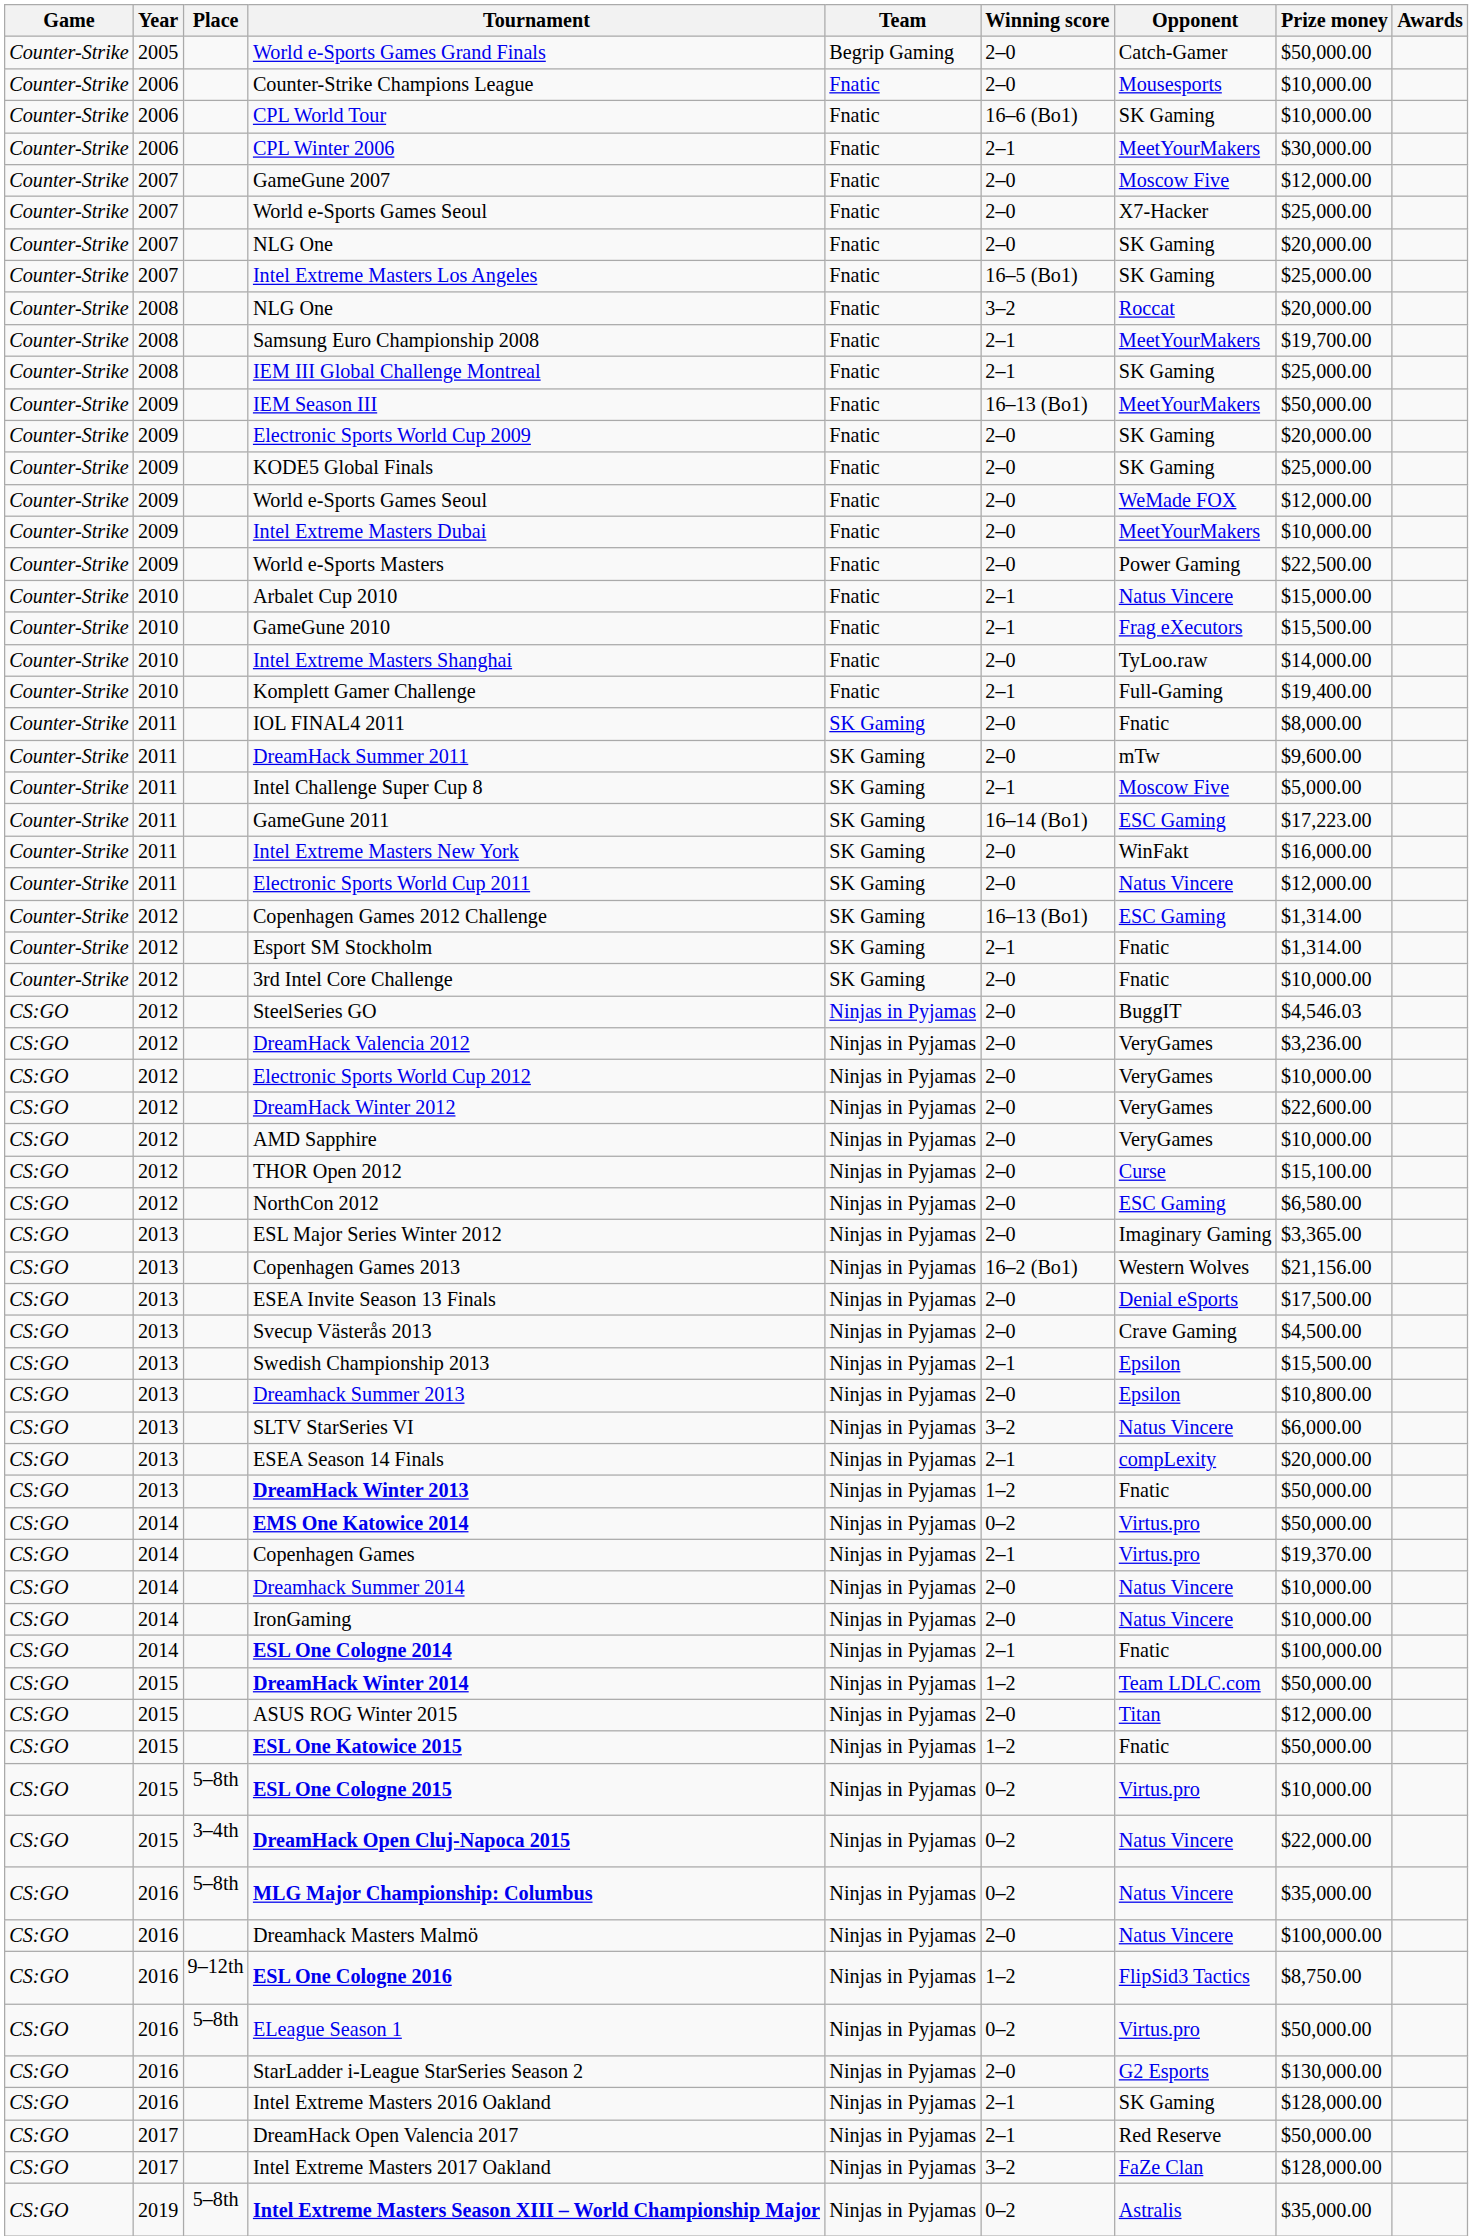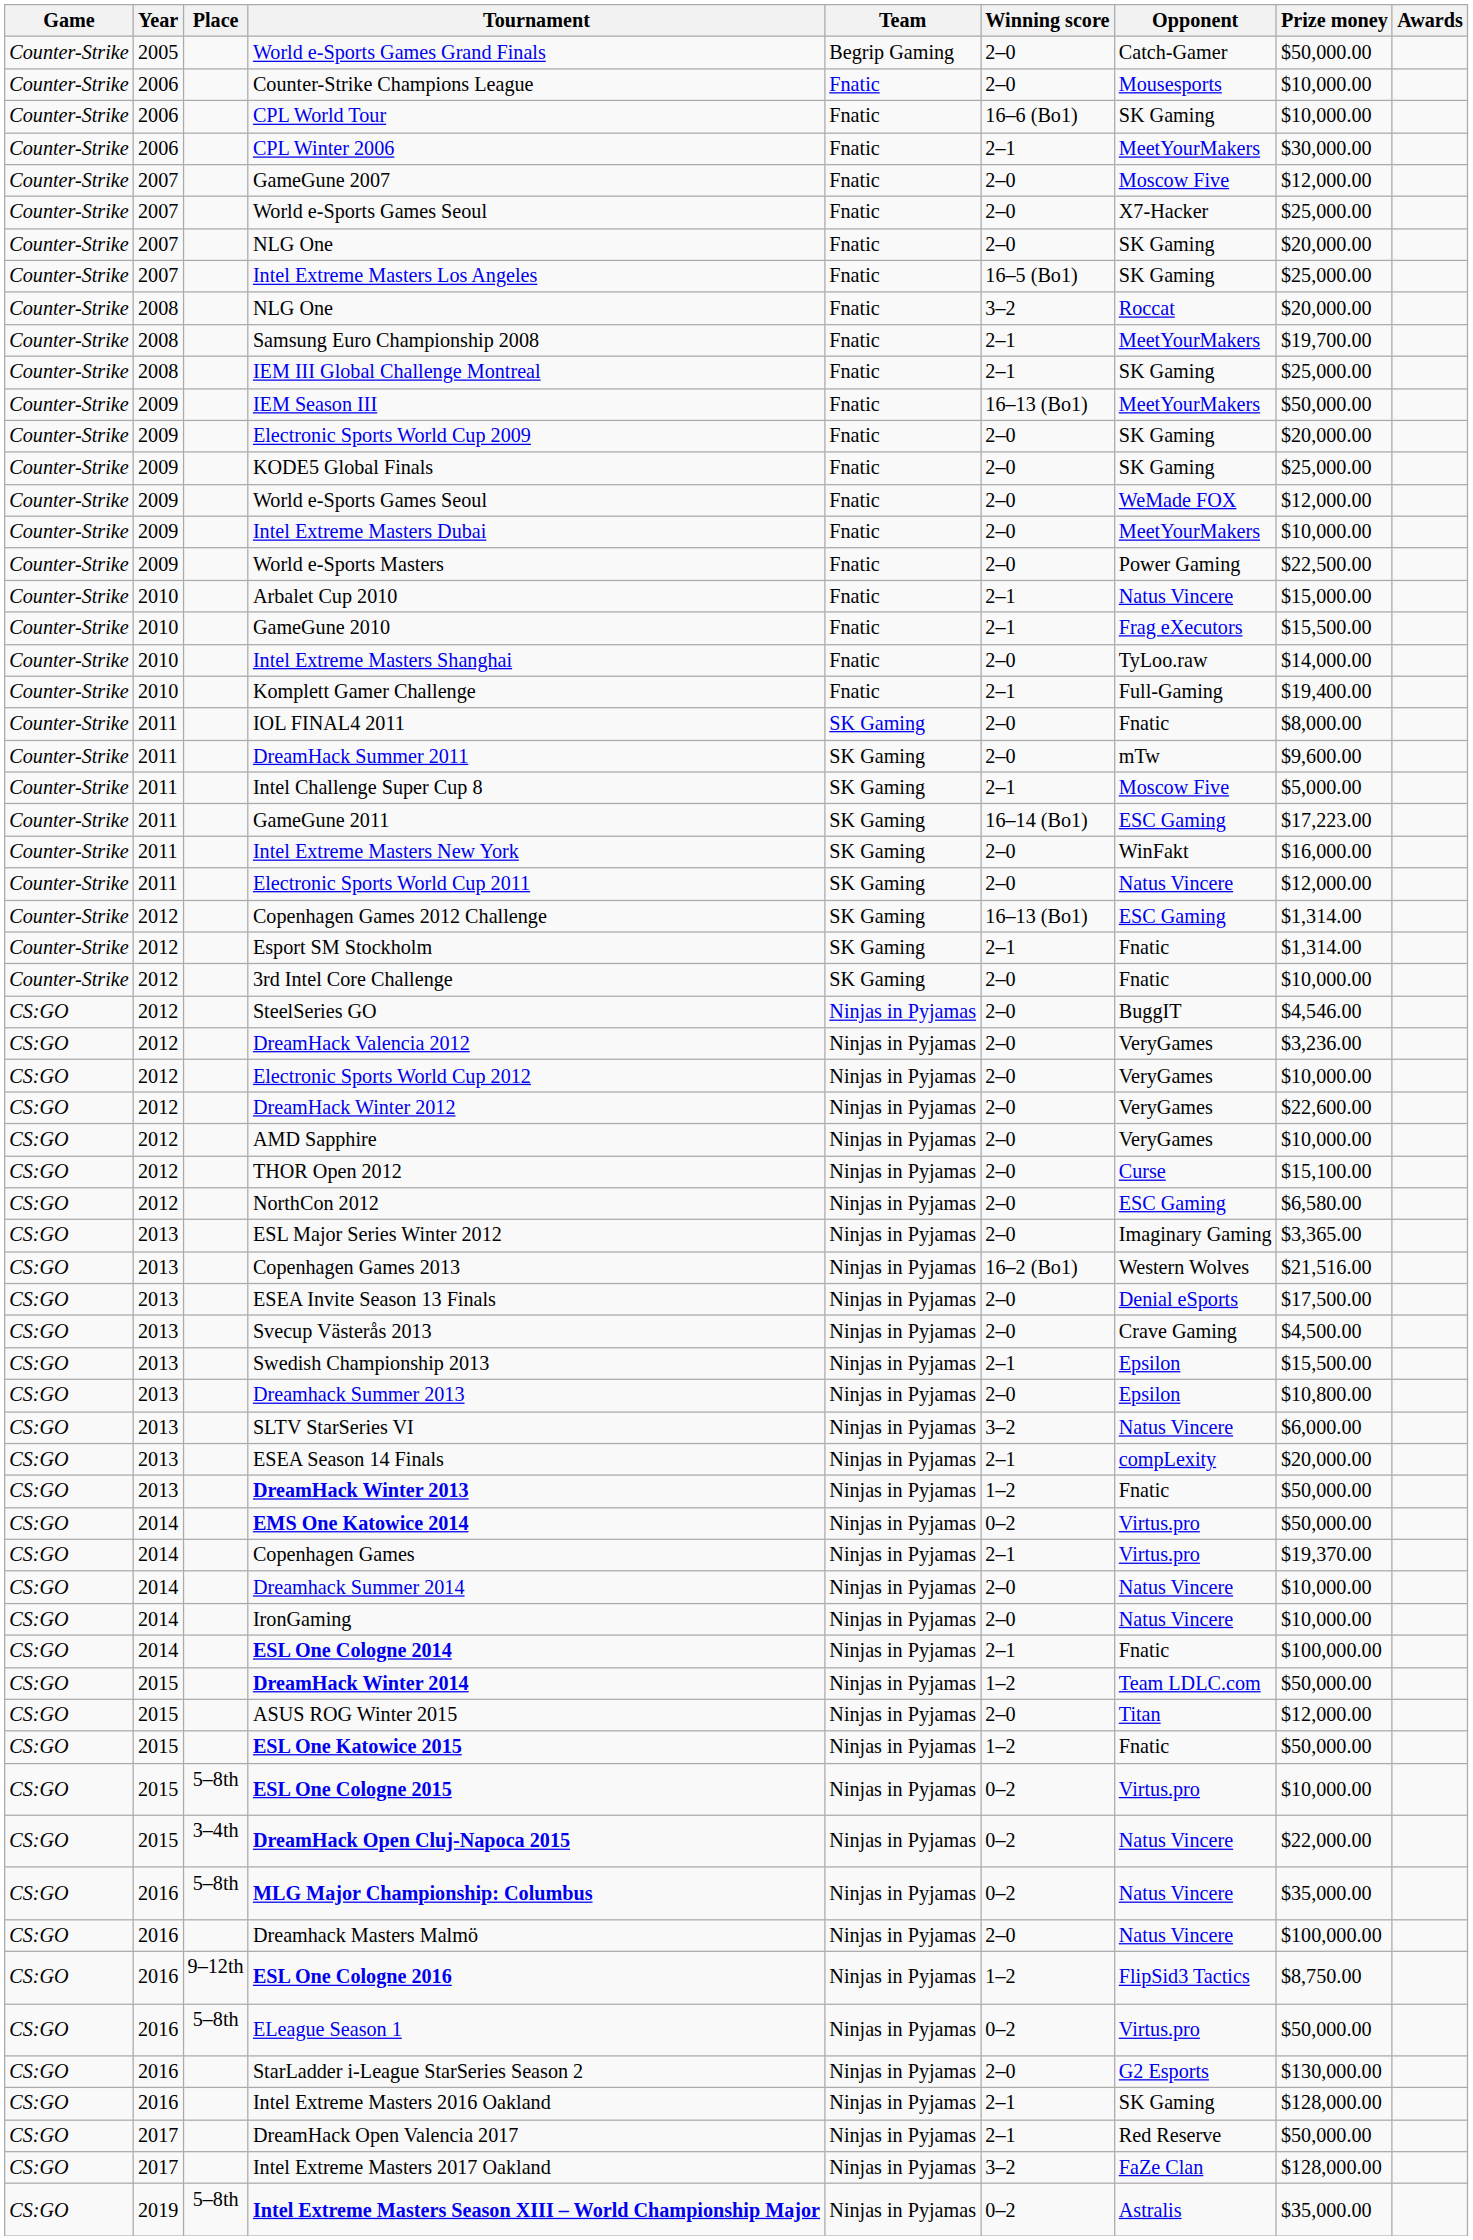(1321, 1011) $4,546.03 -> (1321, 1011) $4,546.00
(1326, 1267) $21,156.00 -> (1326, 1267) $21,516.00
